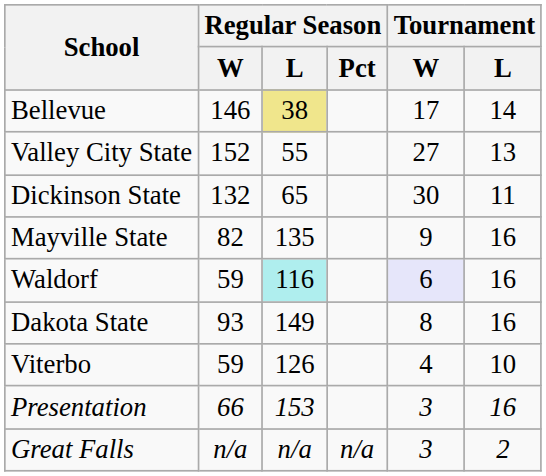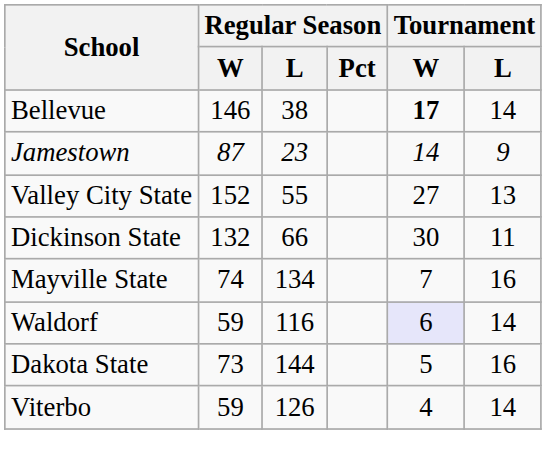(295, 110) khaki background -> (295, 110) no background
(426, 110) normal -> (426, 110) bold
+ row: (70, 152)
(295, 195) 65 -> (295, 237) 66
(230, 237) 82 -> (230, 279) 74
(295, 237) 135 -> (295, 279) 134
(426, 237) 9 -> (426, 279) 7
(295, 279) paleturquoise background -> (295, 322) no background
(503, 279) 16 -> (503, 322) 14
(230, 322) 93 -> (230, 364) 73
(295, 322) 149 -> (295, 364) 144
(426, 322) 8 -> (426, 364) 5
(503, 364) 10 -> (503, 407) 14
- row: (79, 407)
- row: (72, 449)
